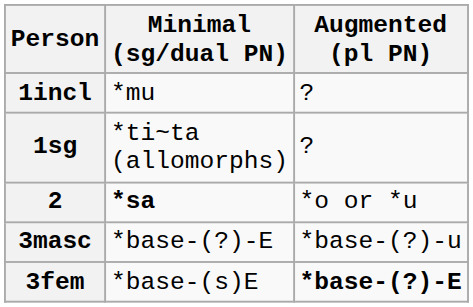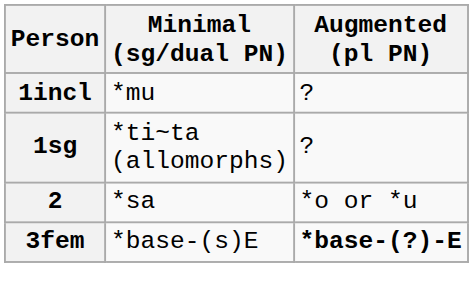(133, 202) bold -> (133, 202) normal
- row: (55, 242)
